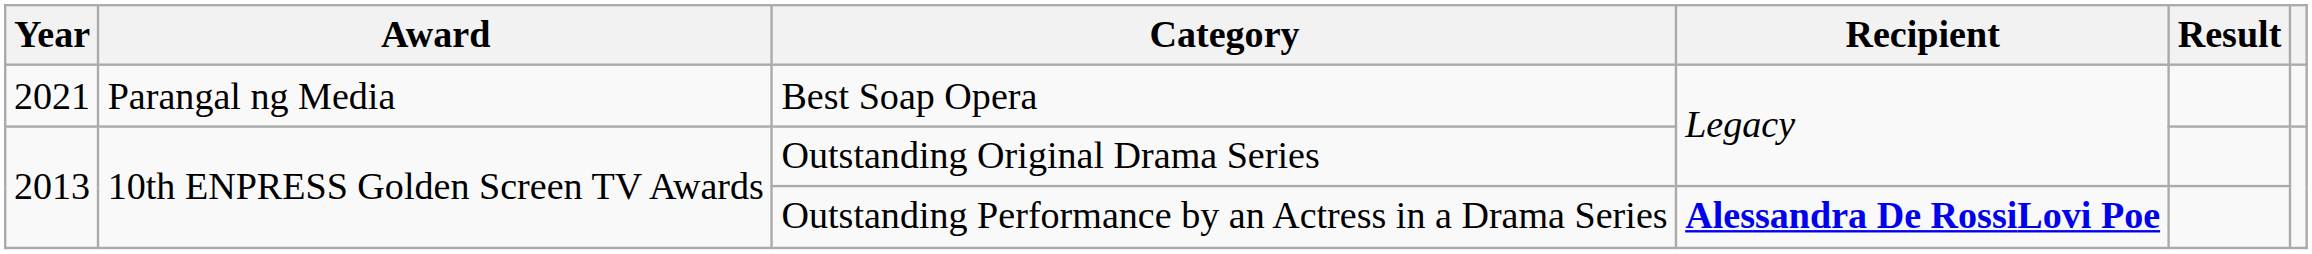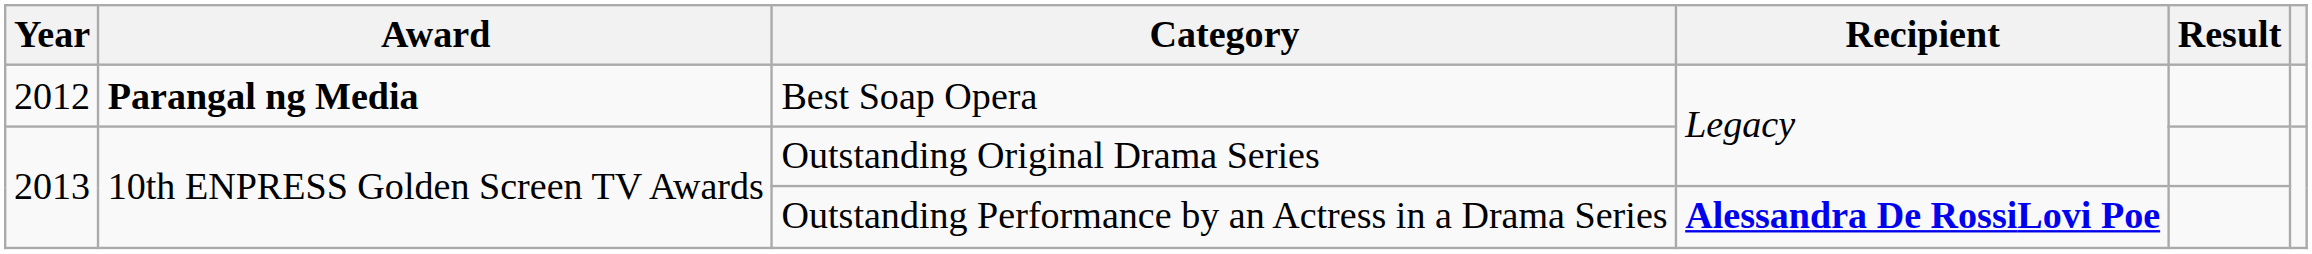(52, 95) 2021 -> (52, 95) 2012
(252, 95) normal -> (263, 95) bold
